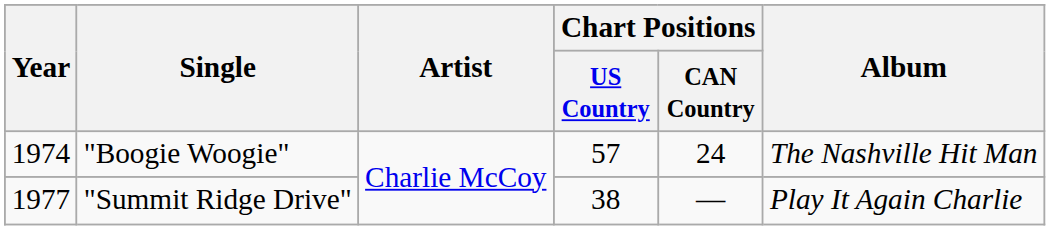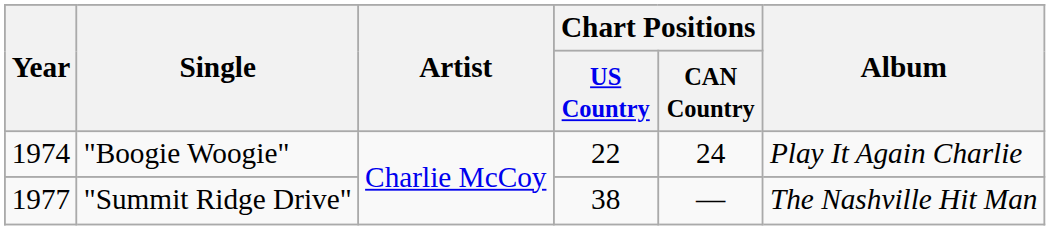(606, 153) 57 -> (606, 153) 22
(904, 153) The Nashville Hit Man -> (896, 153) Play It Again Charlie
(896, 199) Play It Again Charlie -> (904, 199) The Nashville Hit Man
